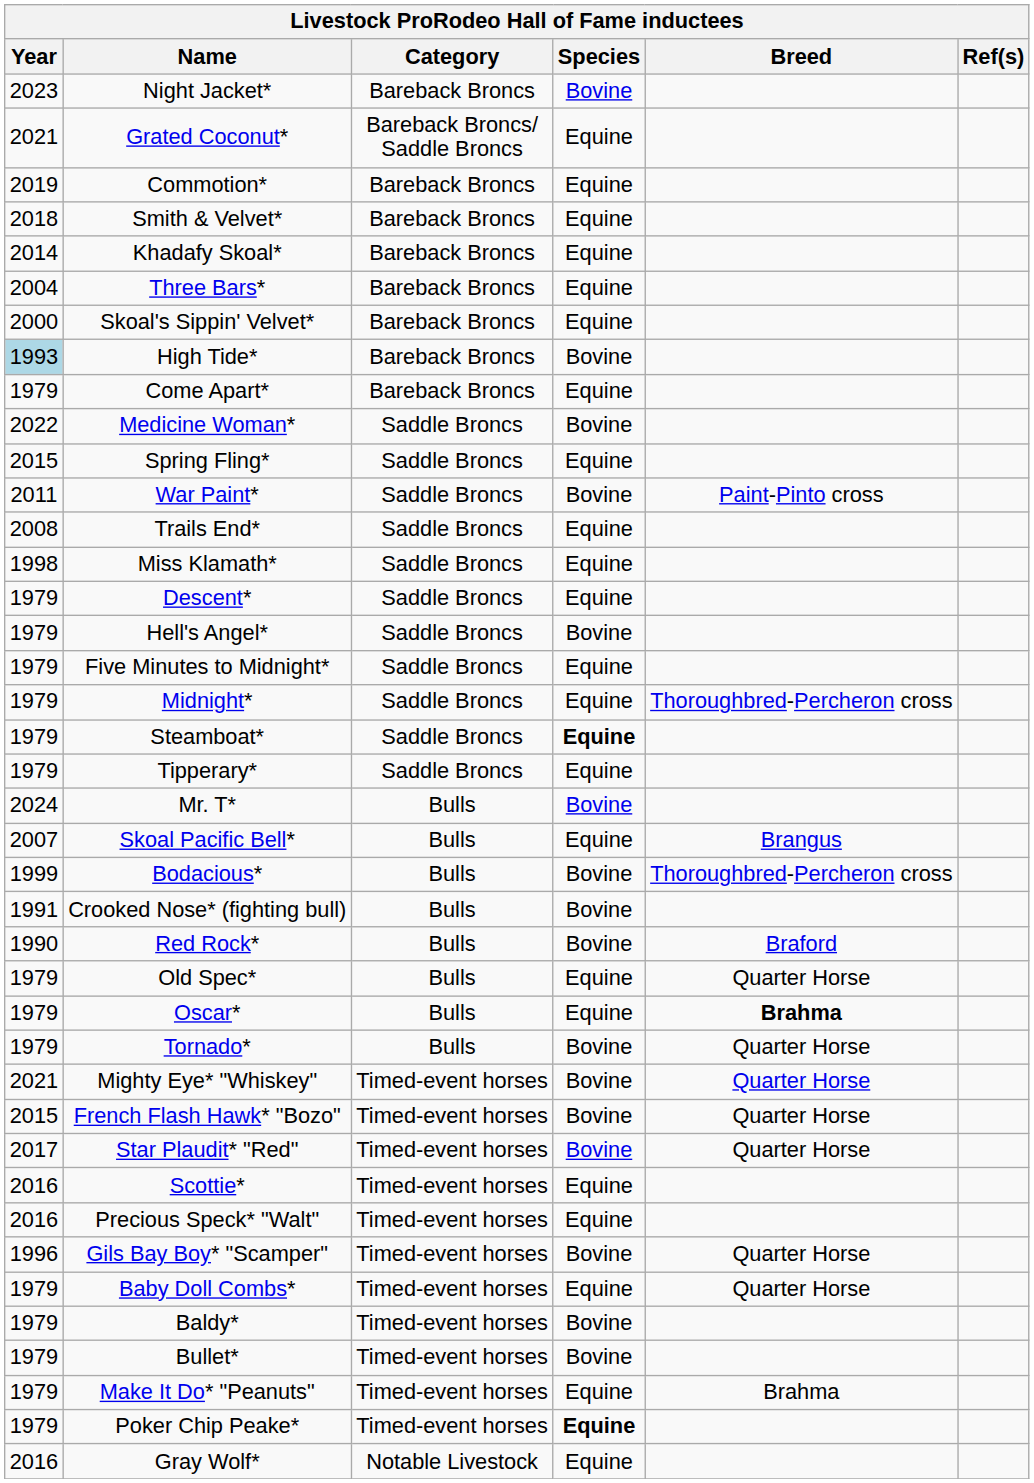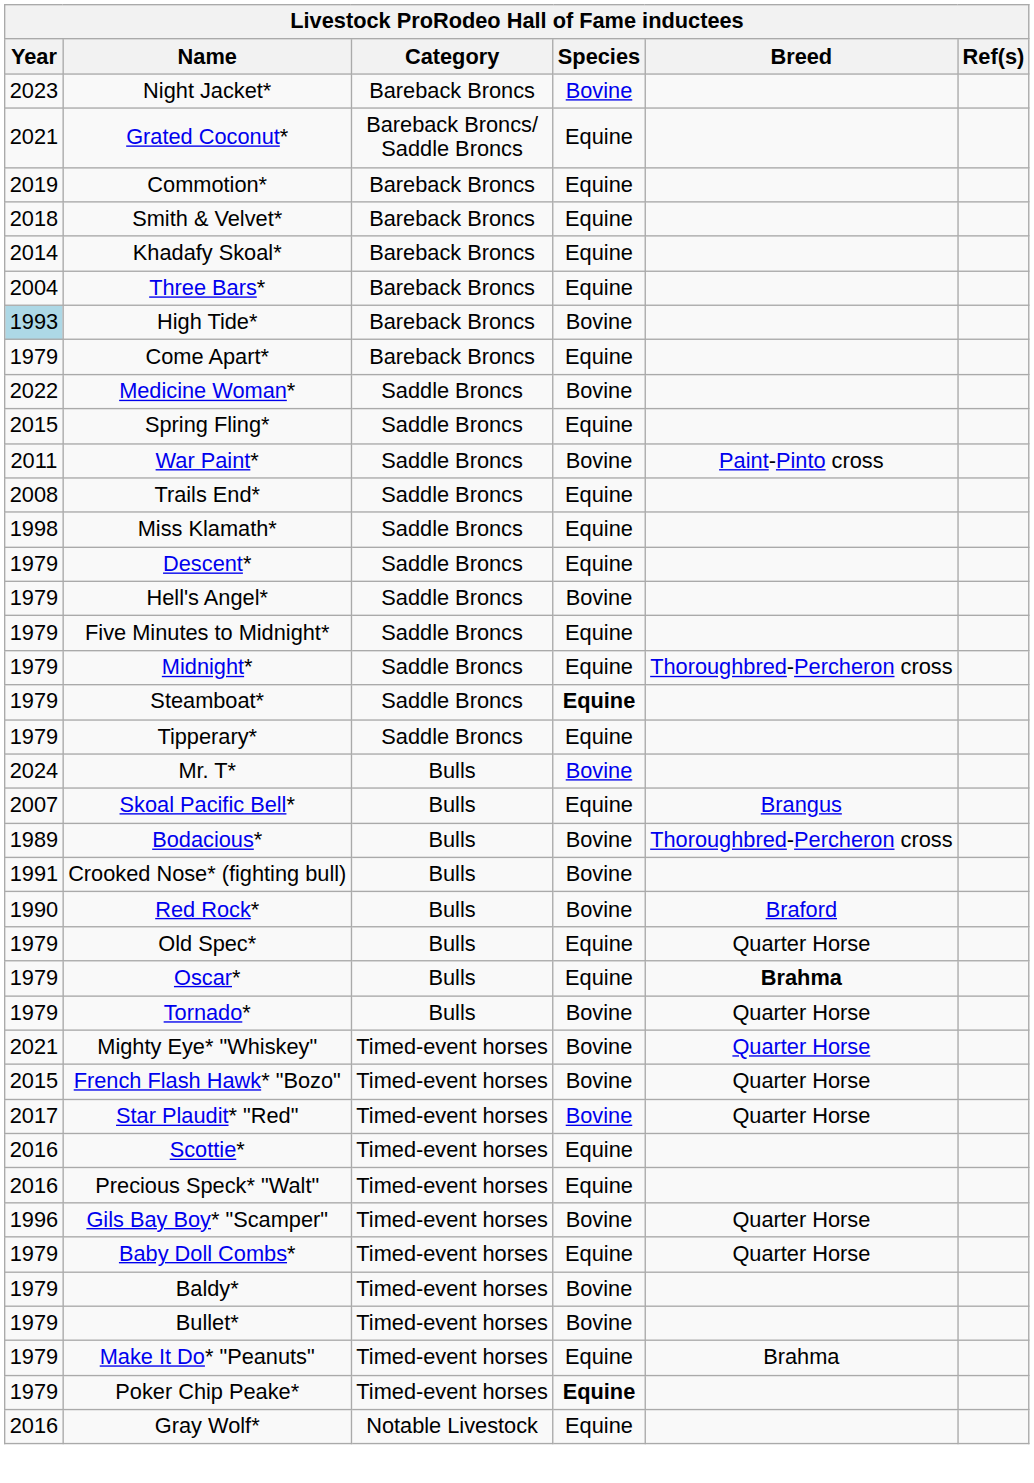- row: (207, 322)
(34, 874) 1999 -> (34, 839) 1989
